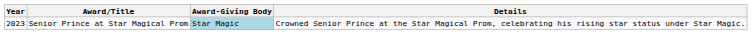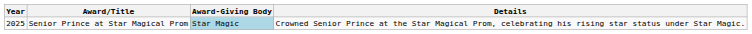(16, 23) 2023 -> (16, 23) 2025
